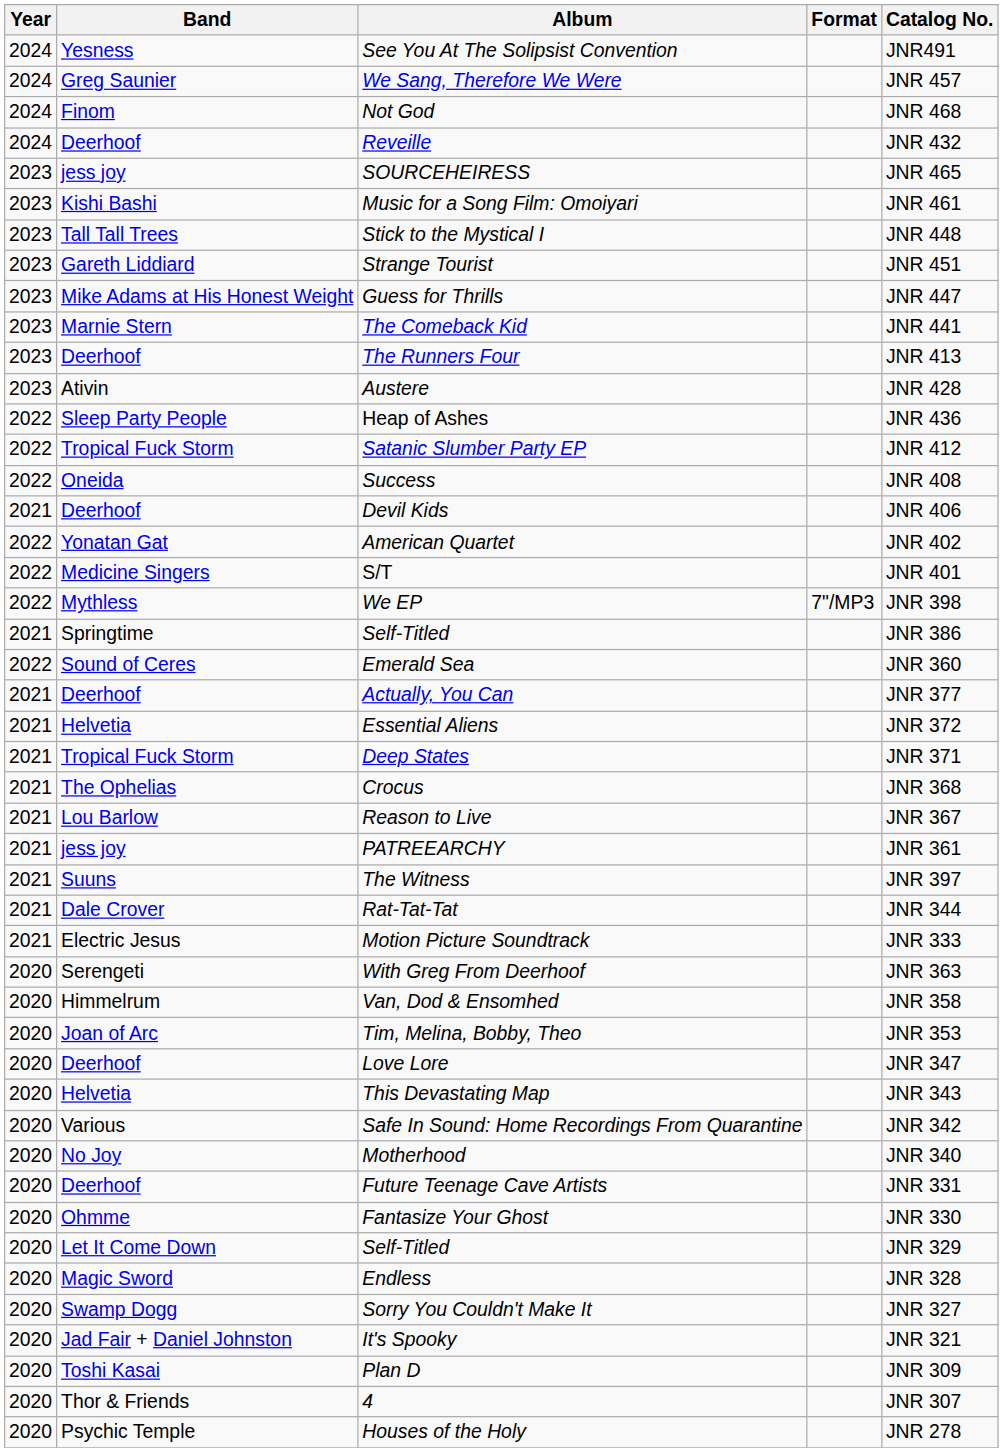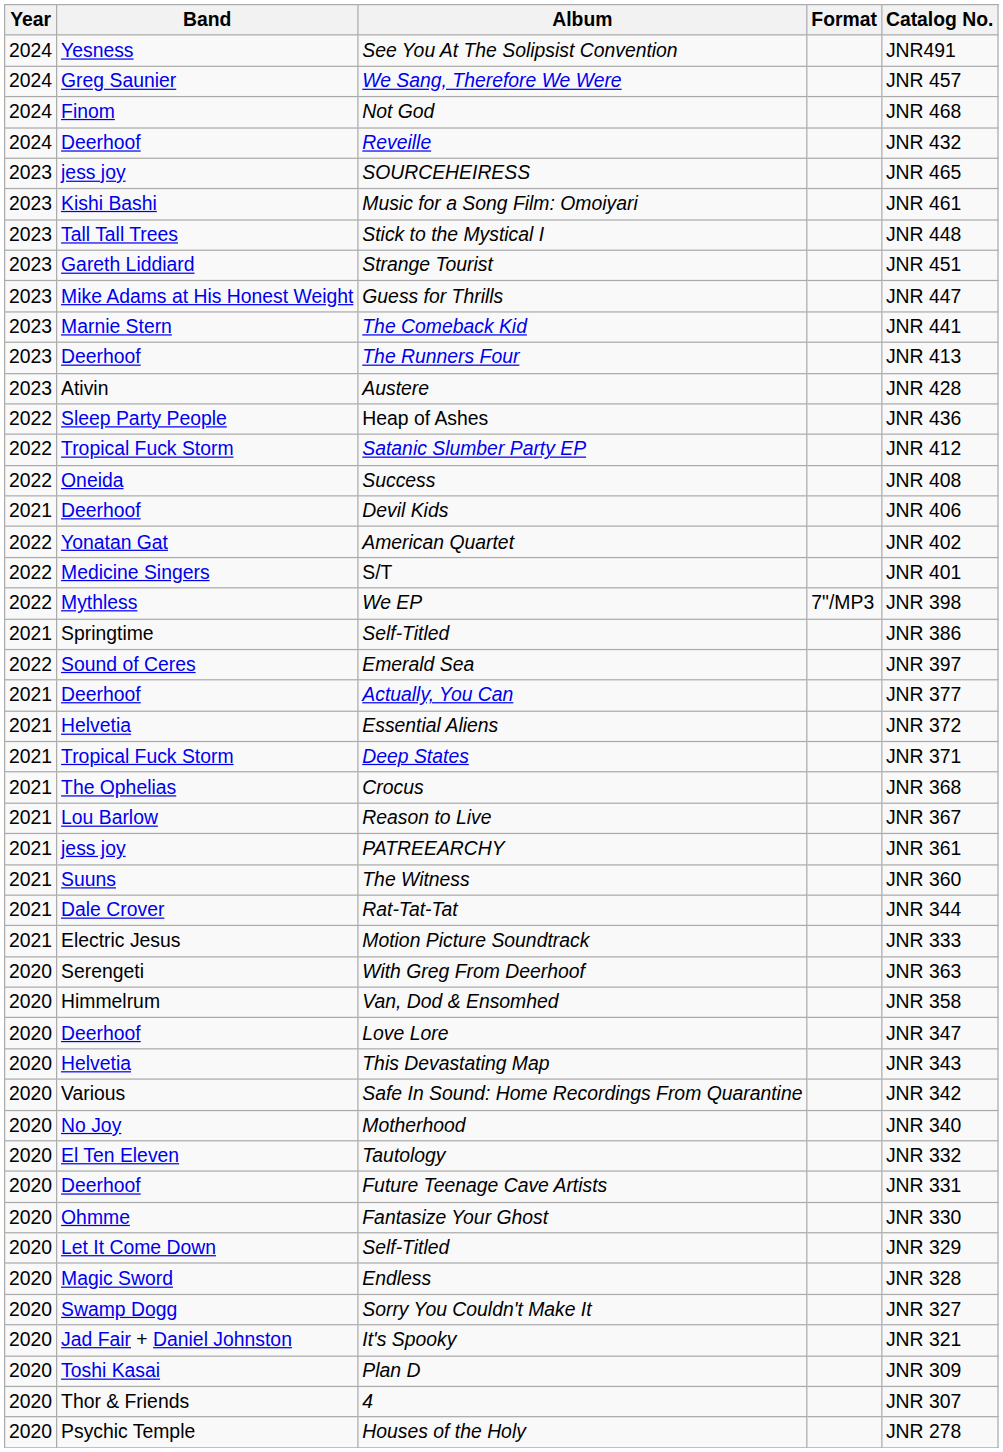(924, 664) JNR 360 -> (924, 664) JNR 397
(924, 879) JNR 397 -> (924, 879) JNR 360
- row: (109, 1033)
+ row: (120, 1155)
